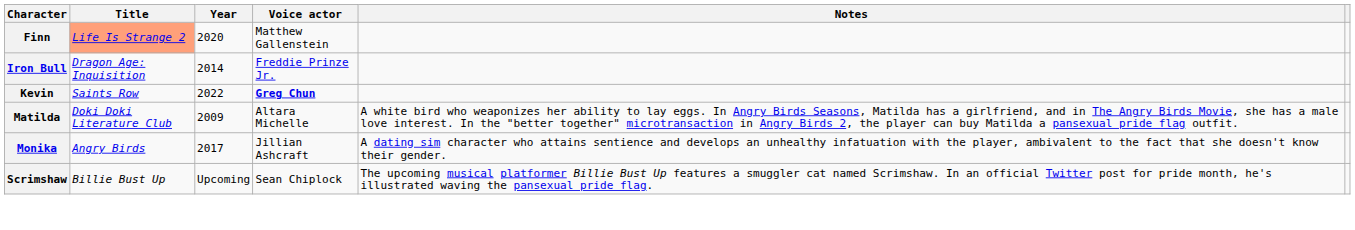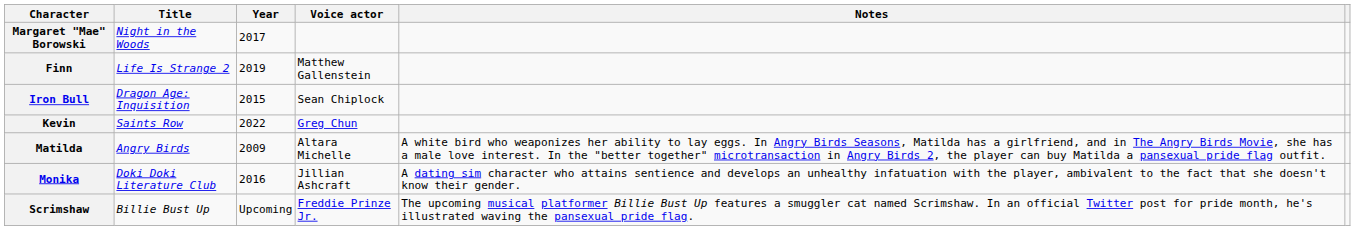+ row: (59, 38)
(129, 38) lightsalmon background -> (173, 69) no background
(210, 38) 2020 -> (252, 69) 2019
(210, 69) 2014 -> (252, 99) 2015
(302, 69) Freddie Prinze Jr. -> (341, 99) Sean Chiplock
(285, 93) bold -> (328, 124) normal
(122, 117) Doki Doki Literature Club -> (153, 148) Angry Birds
(109, 148) Angry Birds -> (166, 179) Doki Doki Literature Club
(210, 148) 2017 -> (252, 179) 2016
(299, 179) Sean Chiplock -> (344, 210) Freddie Prinze Jr.
